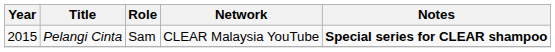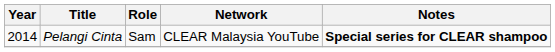(22, 36) 2015 -> (22, 36) 2014
